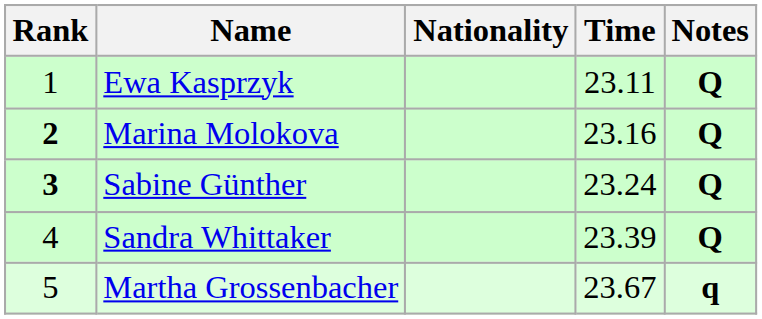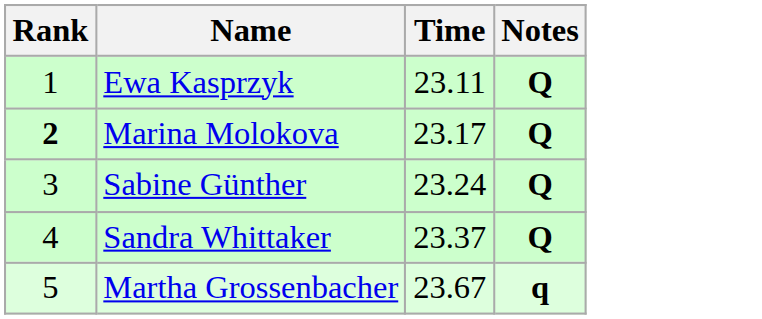- column: (491, 30)
(620, 133) 23.16 -> (450, 133) 23.17
(50, 184) bold -> (50, 184) normal
(620, 236) 23.39 -> (450, 236) 23.37
